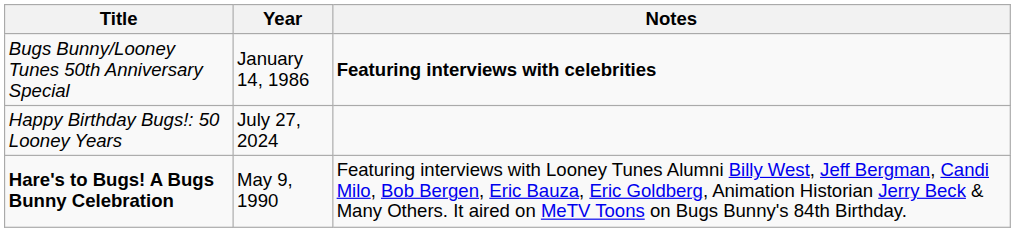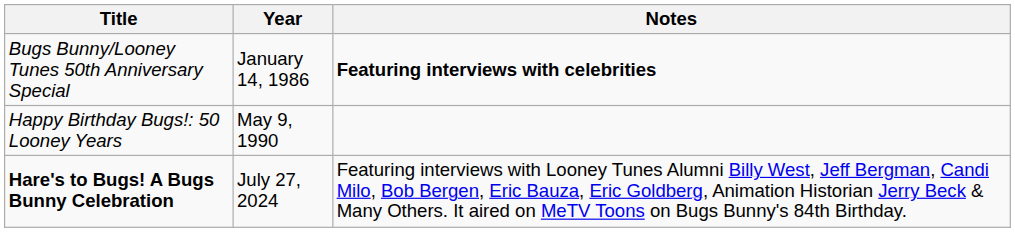(269, 130) July 27, 2024 -> (265, 130) May 9, 1990
(265, 191) May 9, 1990 -> (269, 191) July 27, 2024
